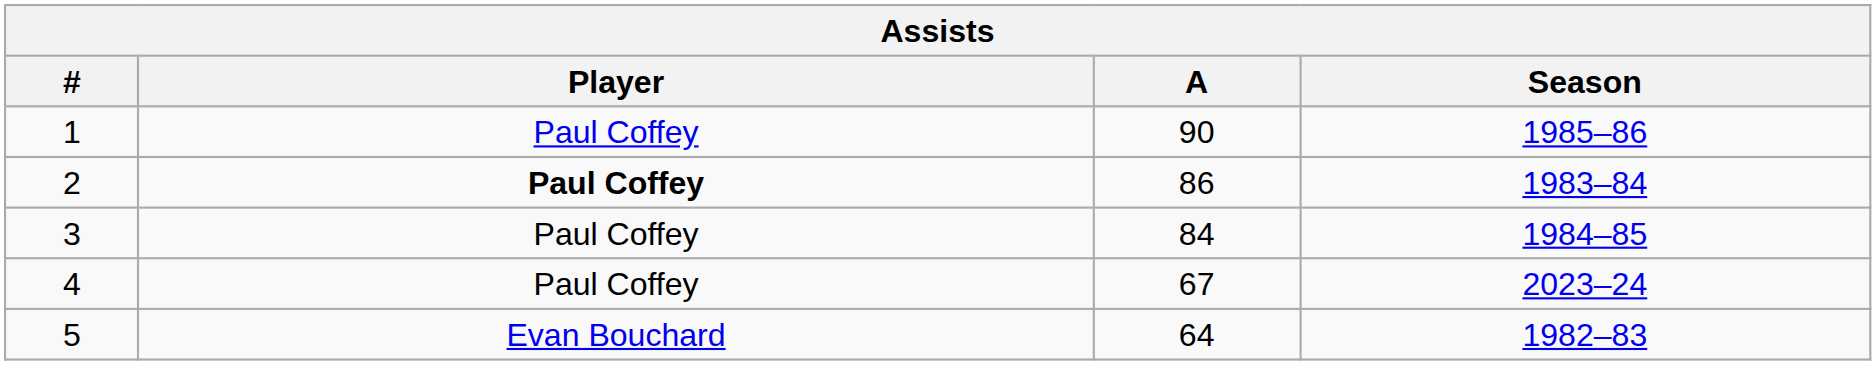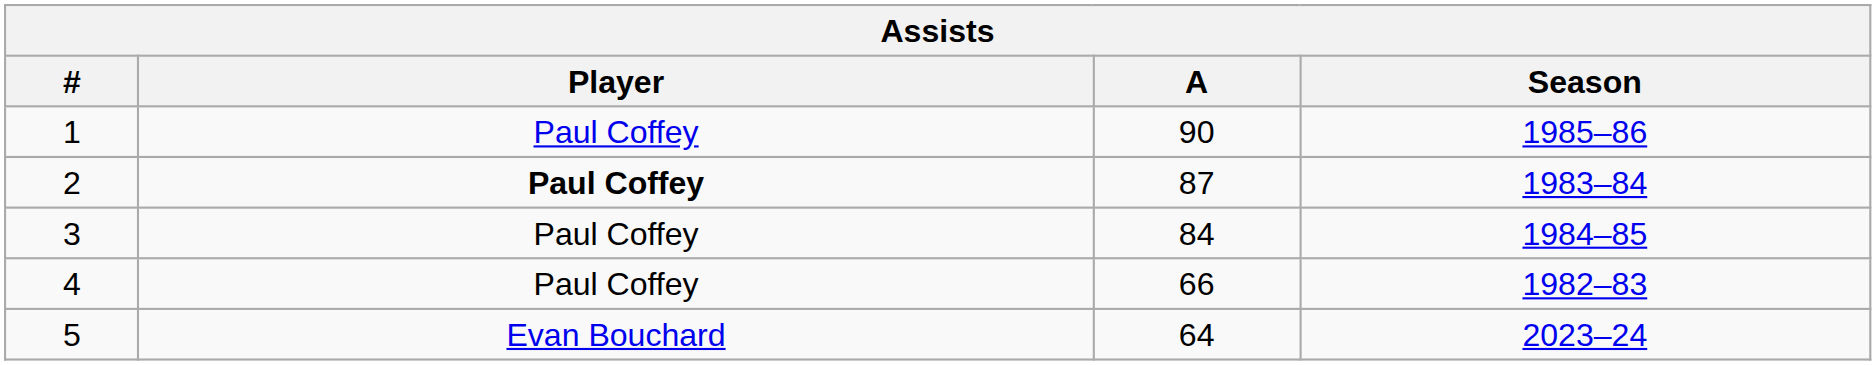(1197, 183) 86 -> (1197, 183) 87
(1197, 284) 67 -> (1197, 284) 66
(1585, 284) 2023–24 -> (1585, 284) 1982–83
(1585, 335) 1982–83 -> (1585, 335) 2023–24
